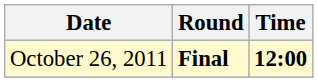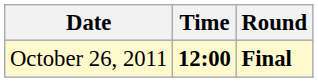columns swapped: (281, 22) <-> (211, 22)
